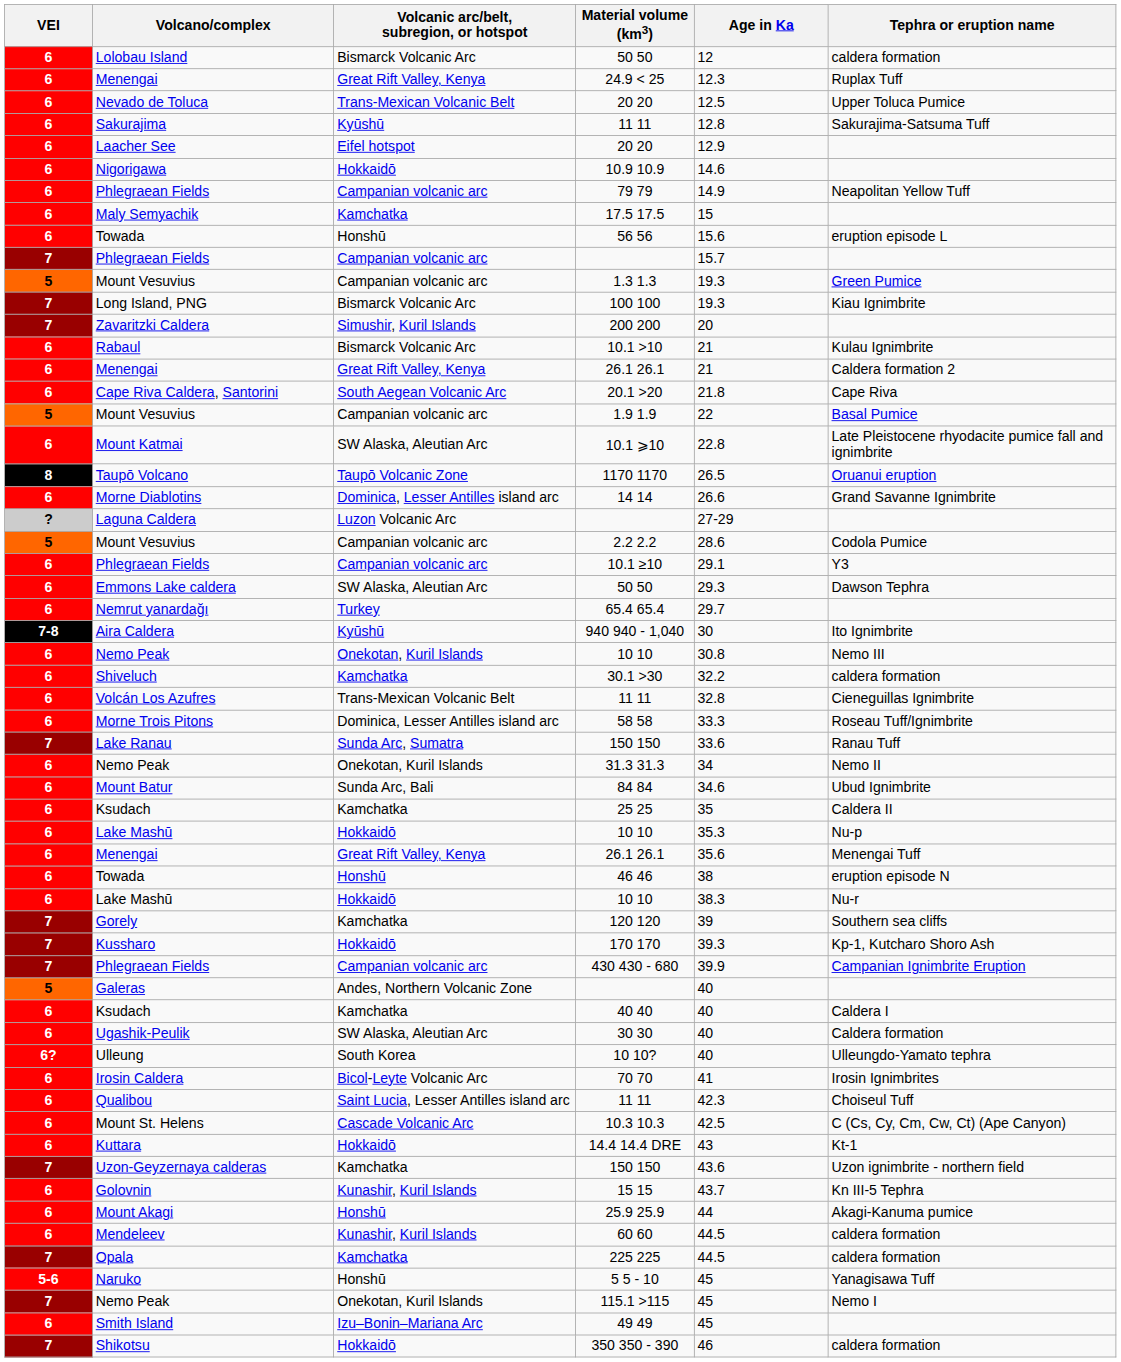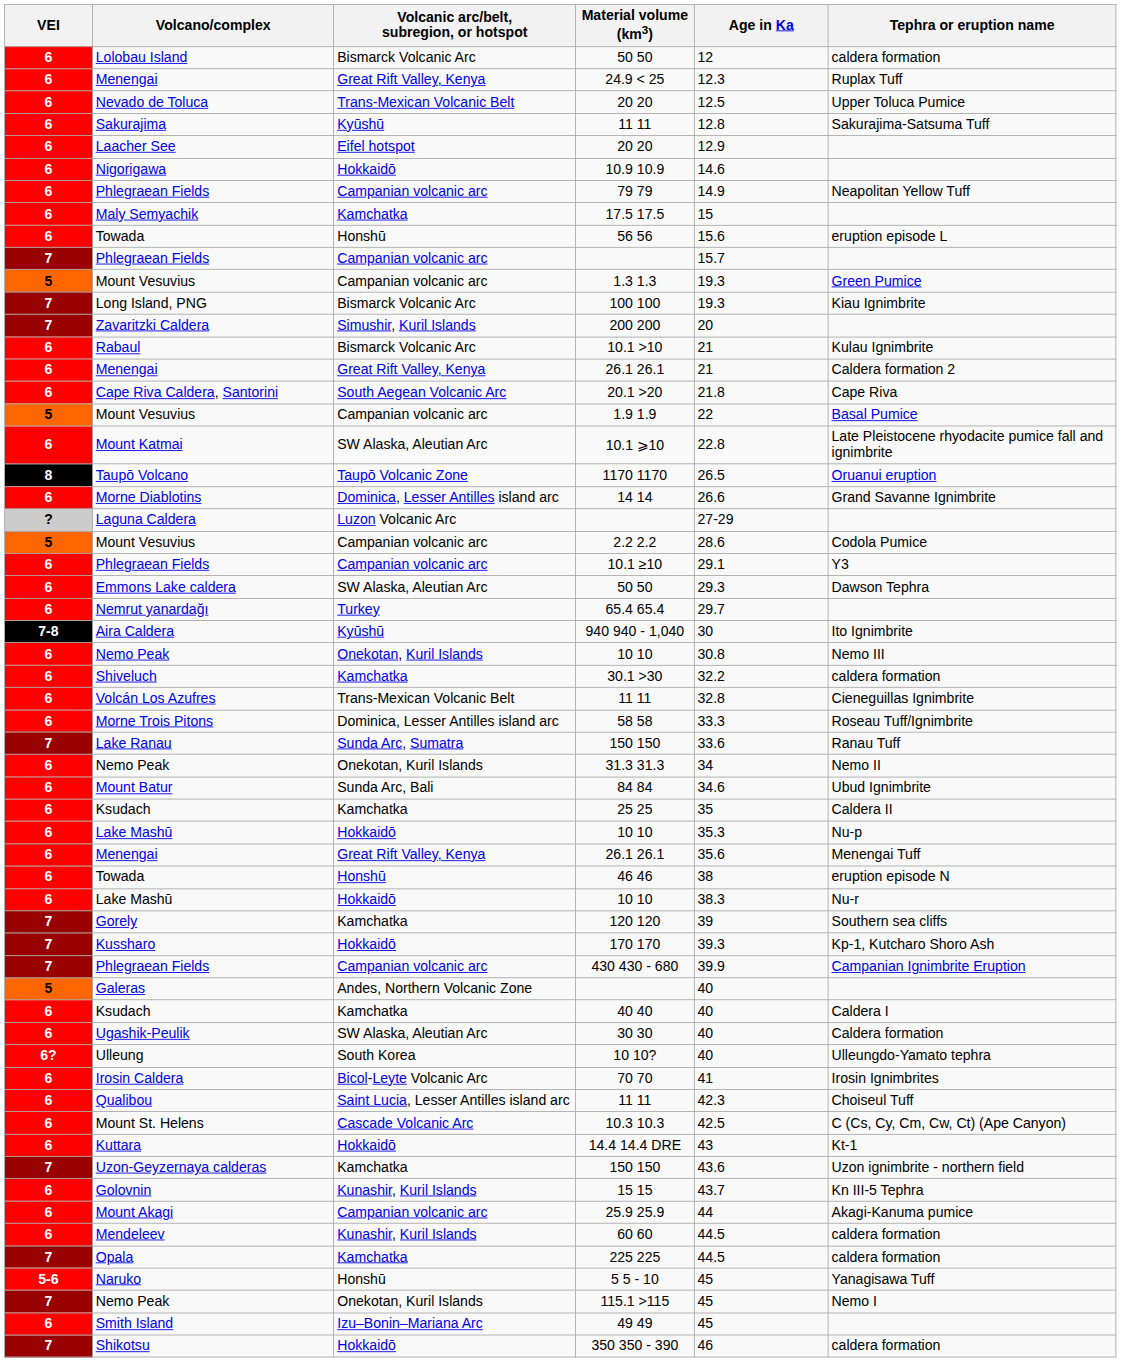(361, 1212) Honshū -> (412, 1212) Campanian volcanic arc
